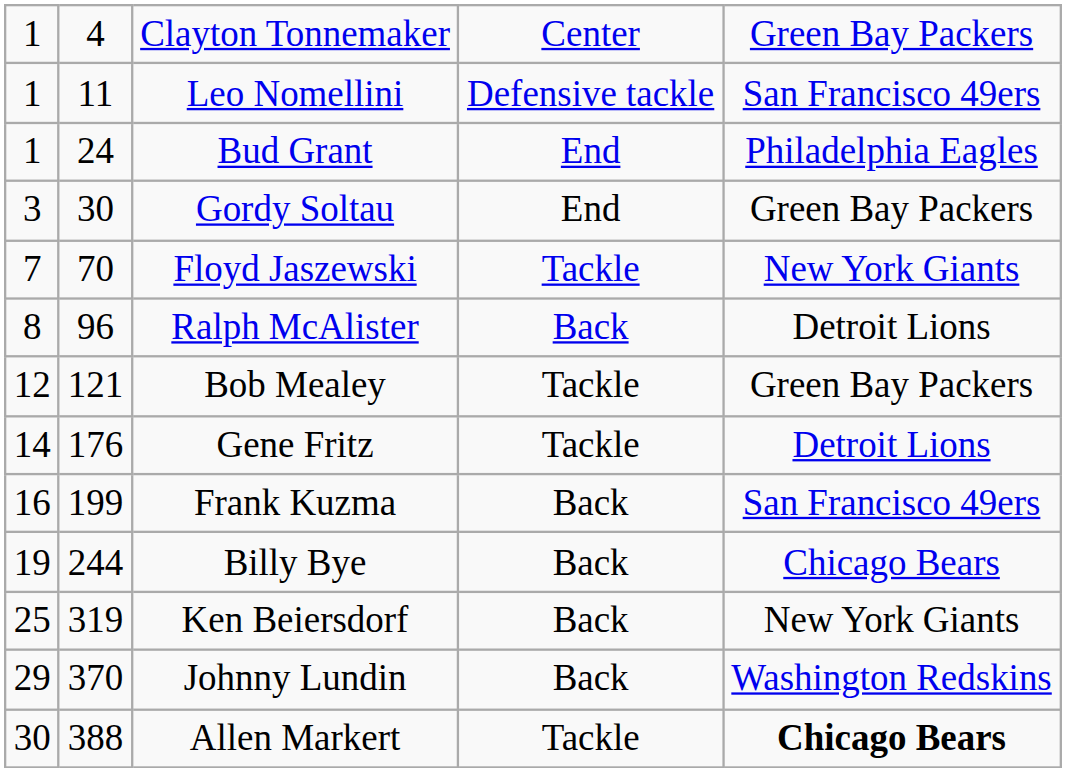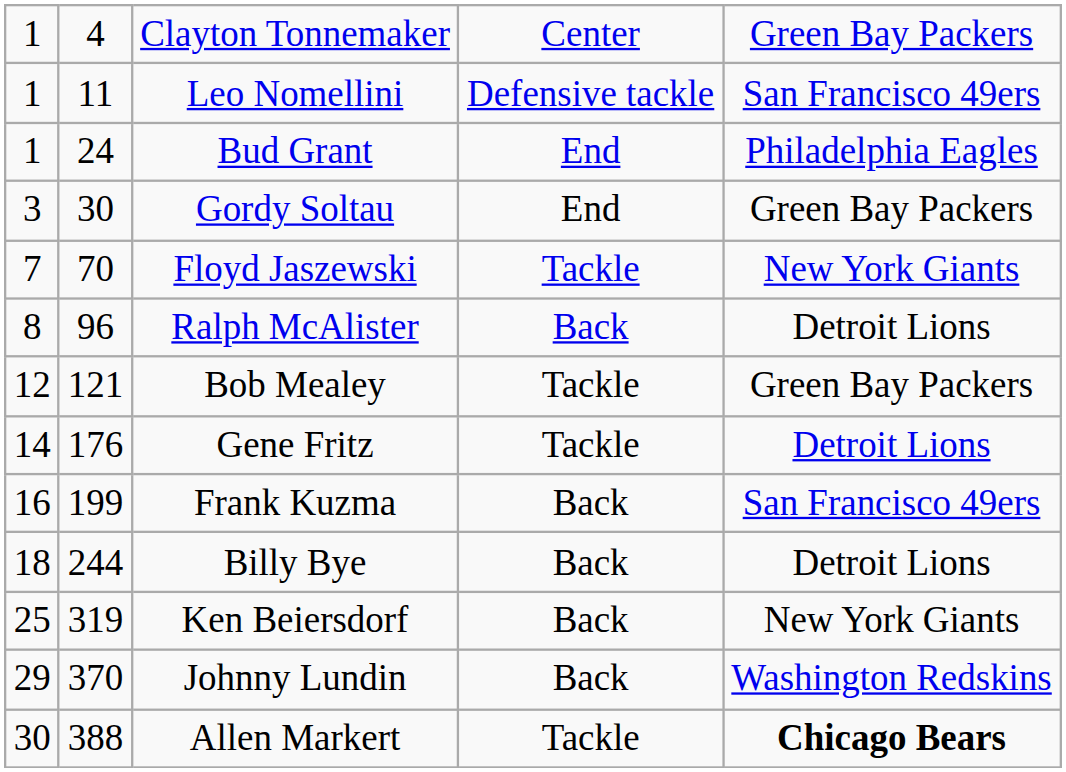(32, 561) 19 -> (32, 561) 18
(892, 561) Chicago Bears -> (892, 561) Detroit Lions
